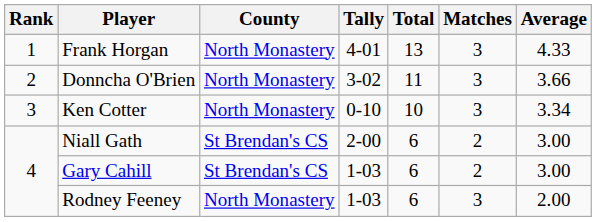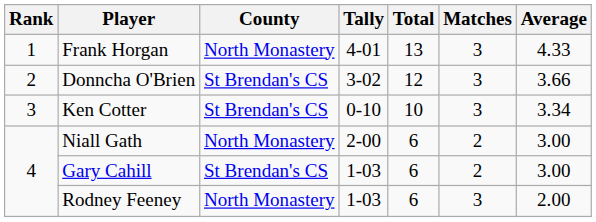(269, 79) North Monastery -> (266, 79) St Brendan's CS
(414, 79) 11 -> (414, 79) 12
(269, 110) North Monastery -> (266, 110) St Brendan's CS
(266, 140) St Brendan's CS -> (269, 140) North Monastery
